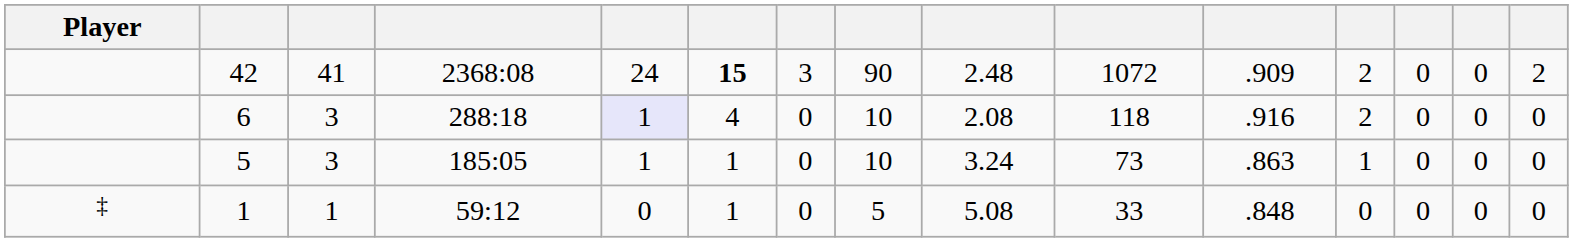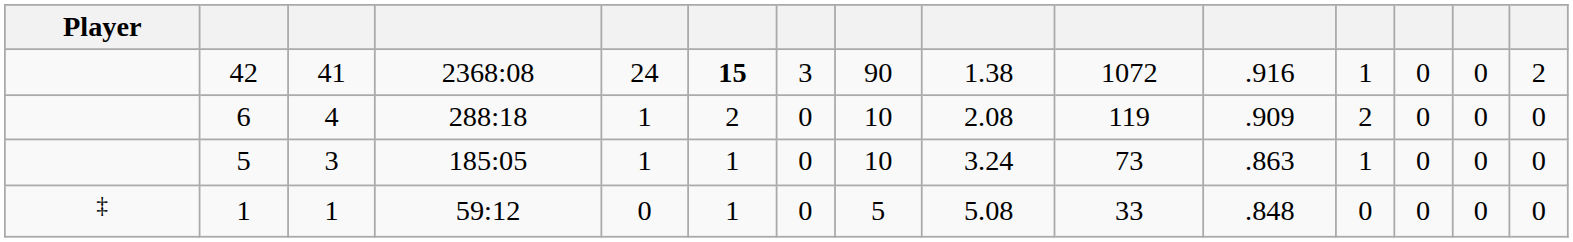(989, 71) 2.48 -> (989, 71) 1.38
(1270, 71) .909 -> (1270, 71) .916
(1365, 71) 2 -> (1365, 71) 1
(332, 116) 3 -> (332, 116) 4
(645, 116) lavender background -> (645, 116) no background
(732, 116) 4 -> (732, 116) 2
(1129, 116) 118 -> (1129, 116) 119
(1270, 116) .916 -> (1270, 116) .909
